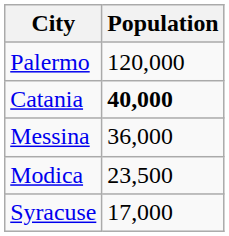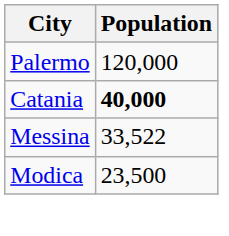(140, 136) 36,000 -> (133, 136) 33,522
- row: (53, 212)
